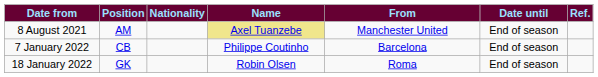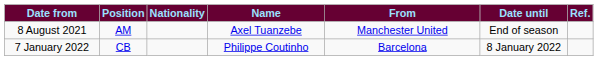(266, 30) khaki background -> (266, 30) no background
(524, 47) End of season -> (524, 47) 8 January 2022
- row: (52, 64)
